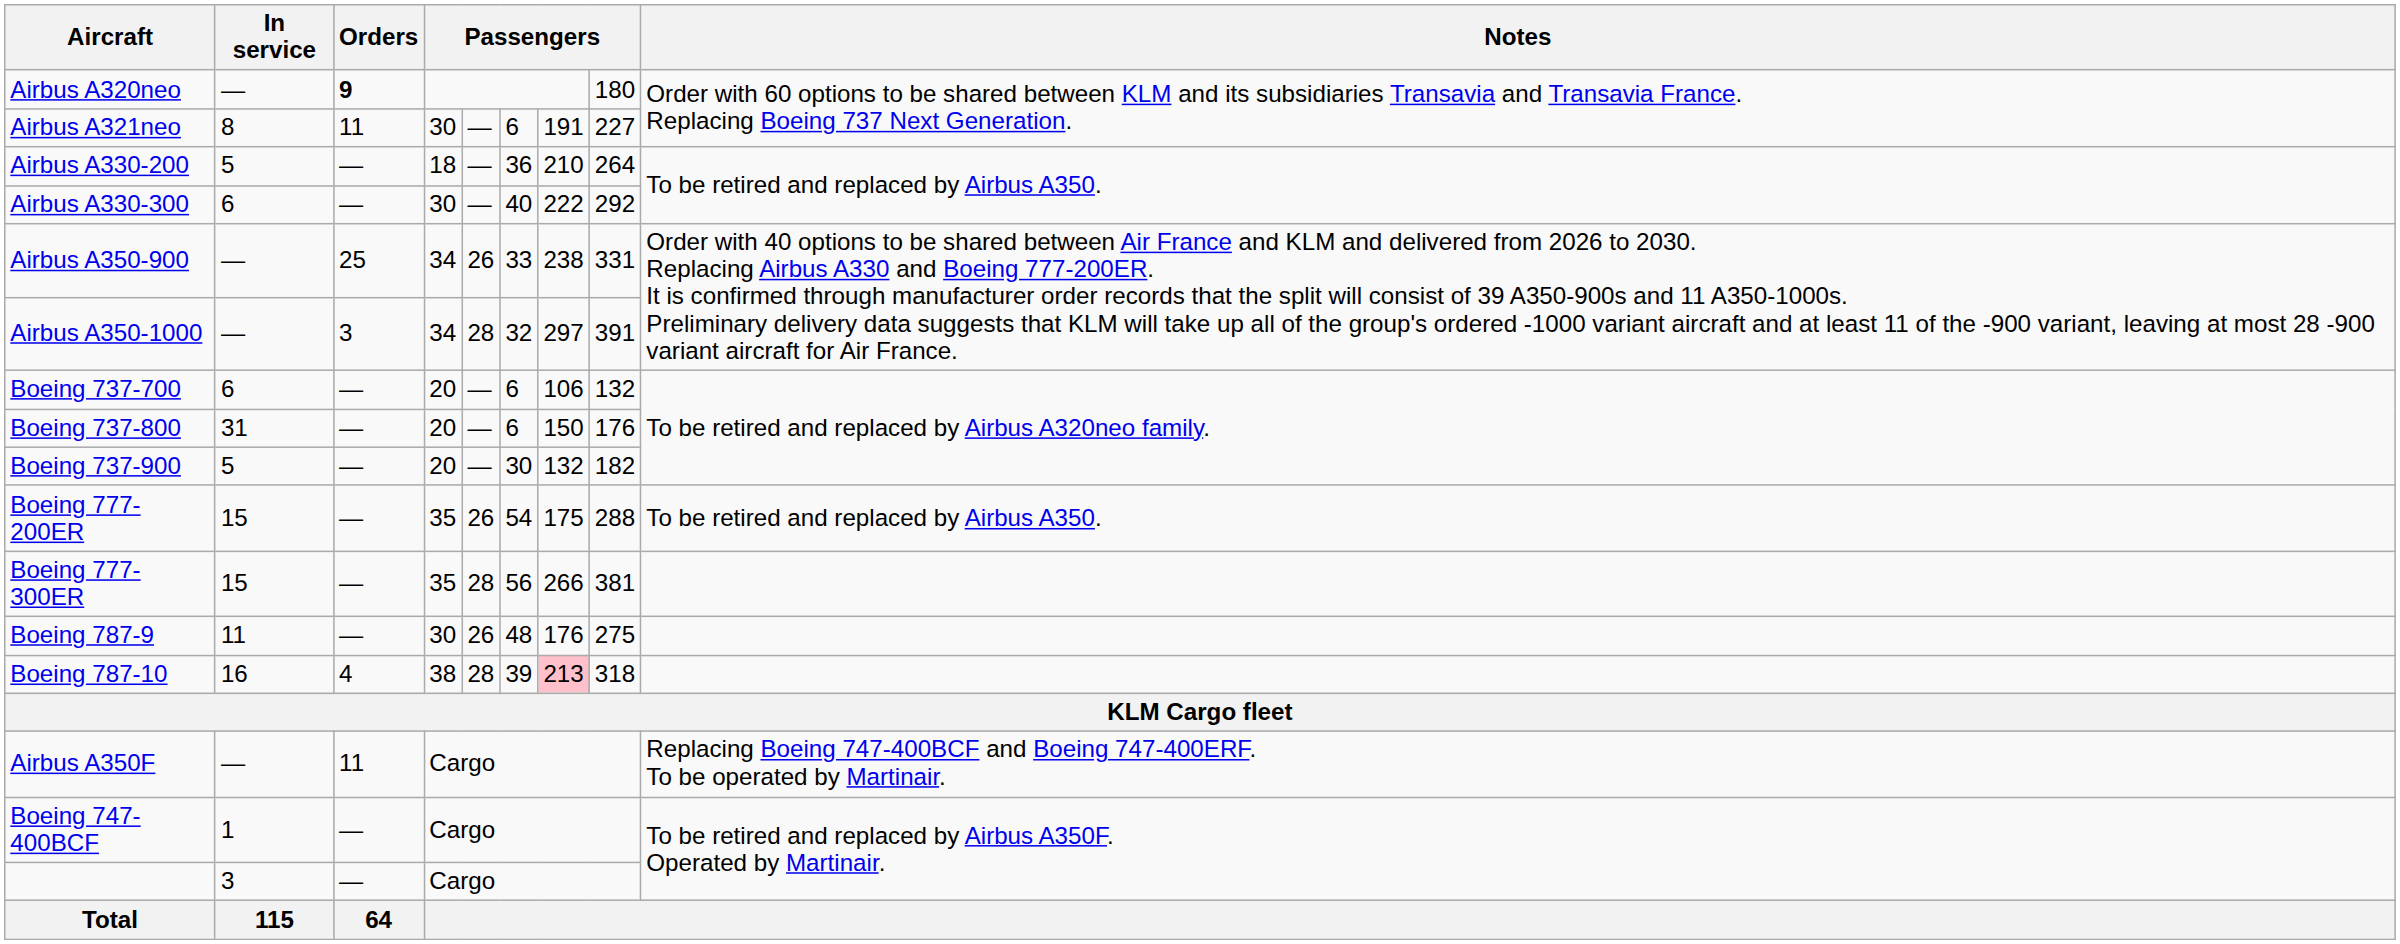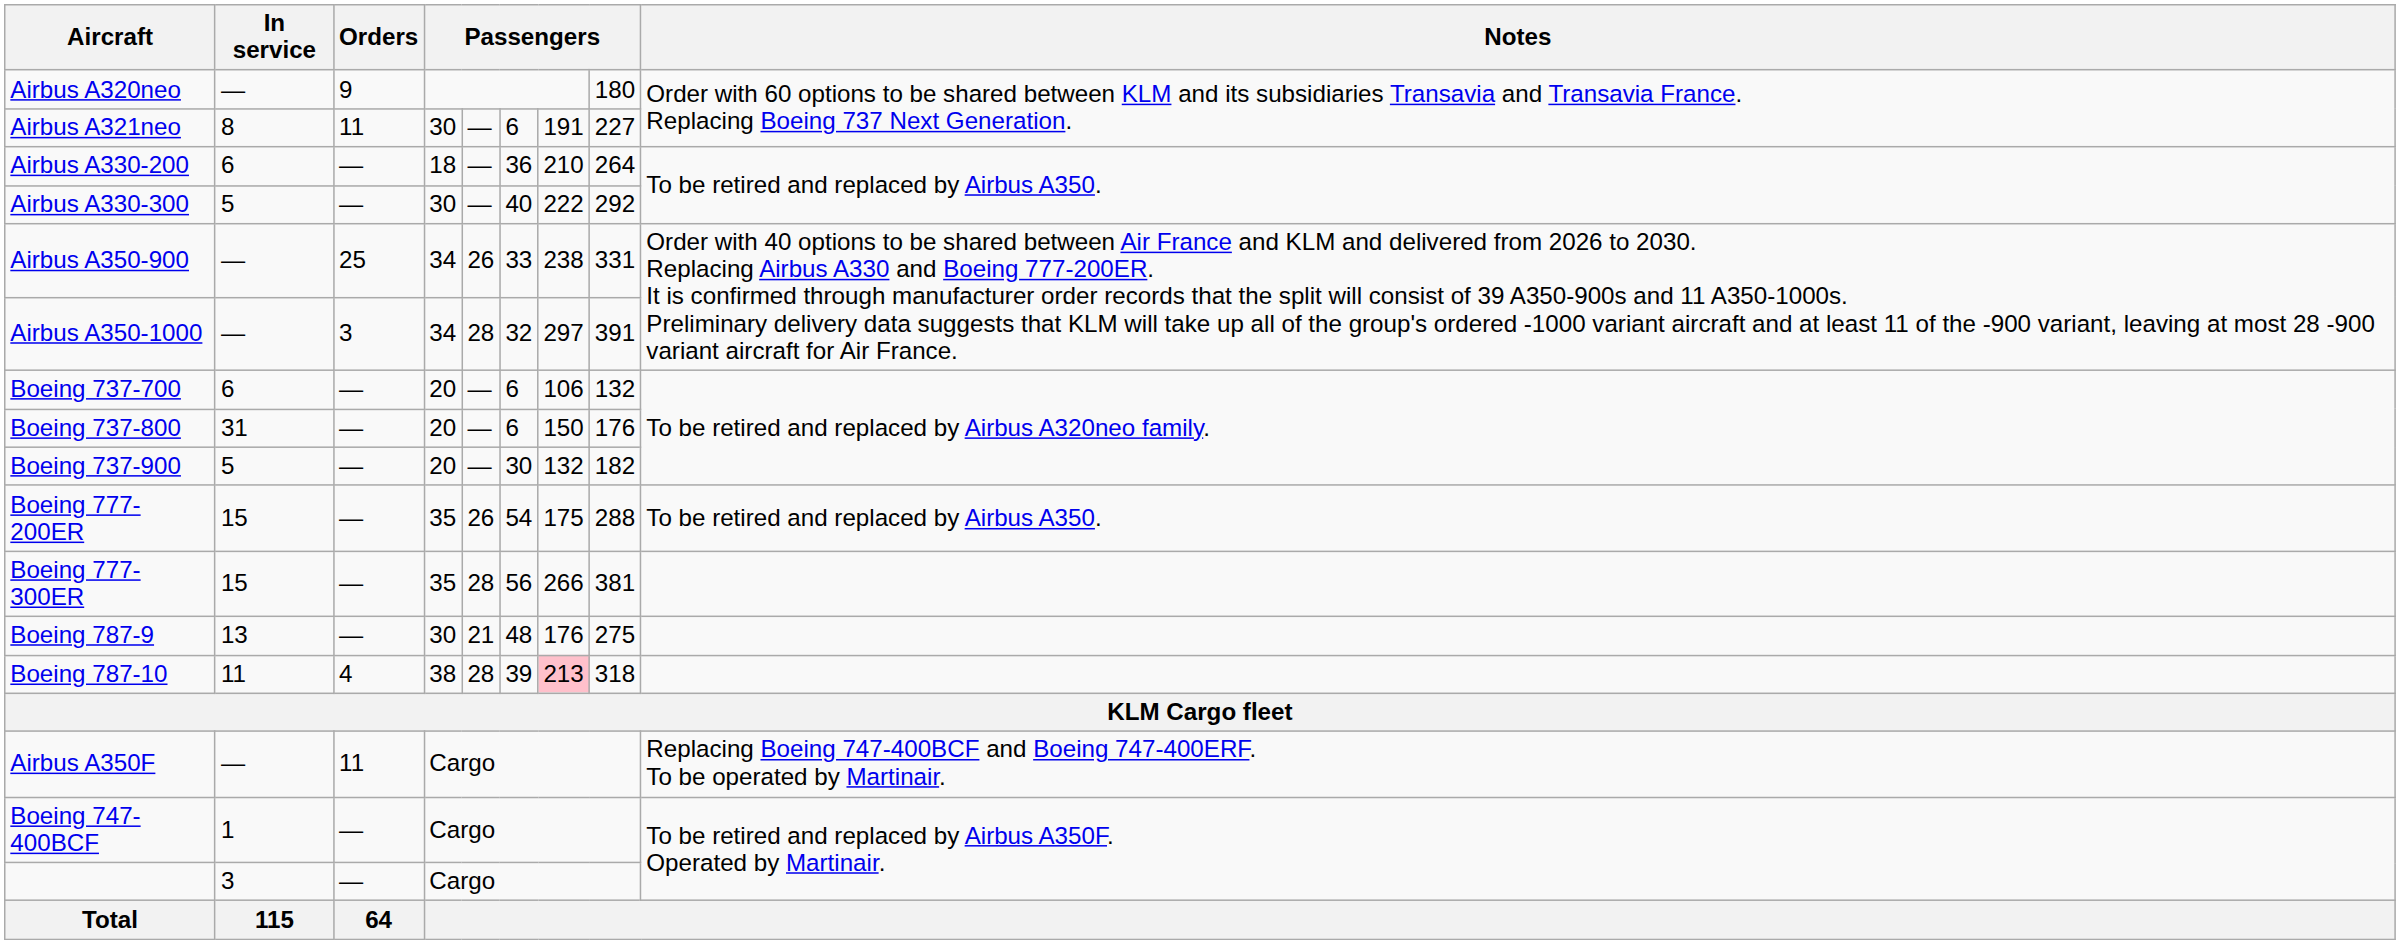(346, 89) bold -> (346, 89) normal
(228, 165) 5 -> (228, 165) 6
(228, 204) 6 -> (228, 204) 5
(233, 635) 11 -> (234, 635) 13
(481, 635) 26 -> (481, 635) 21
(234, 673) 16 -> (233, 673) 11
